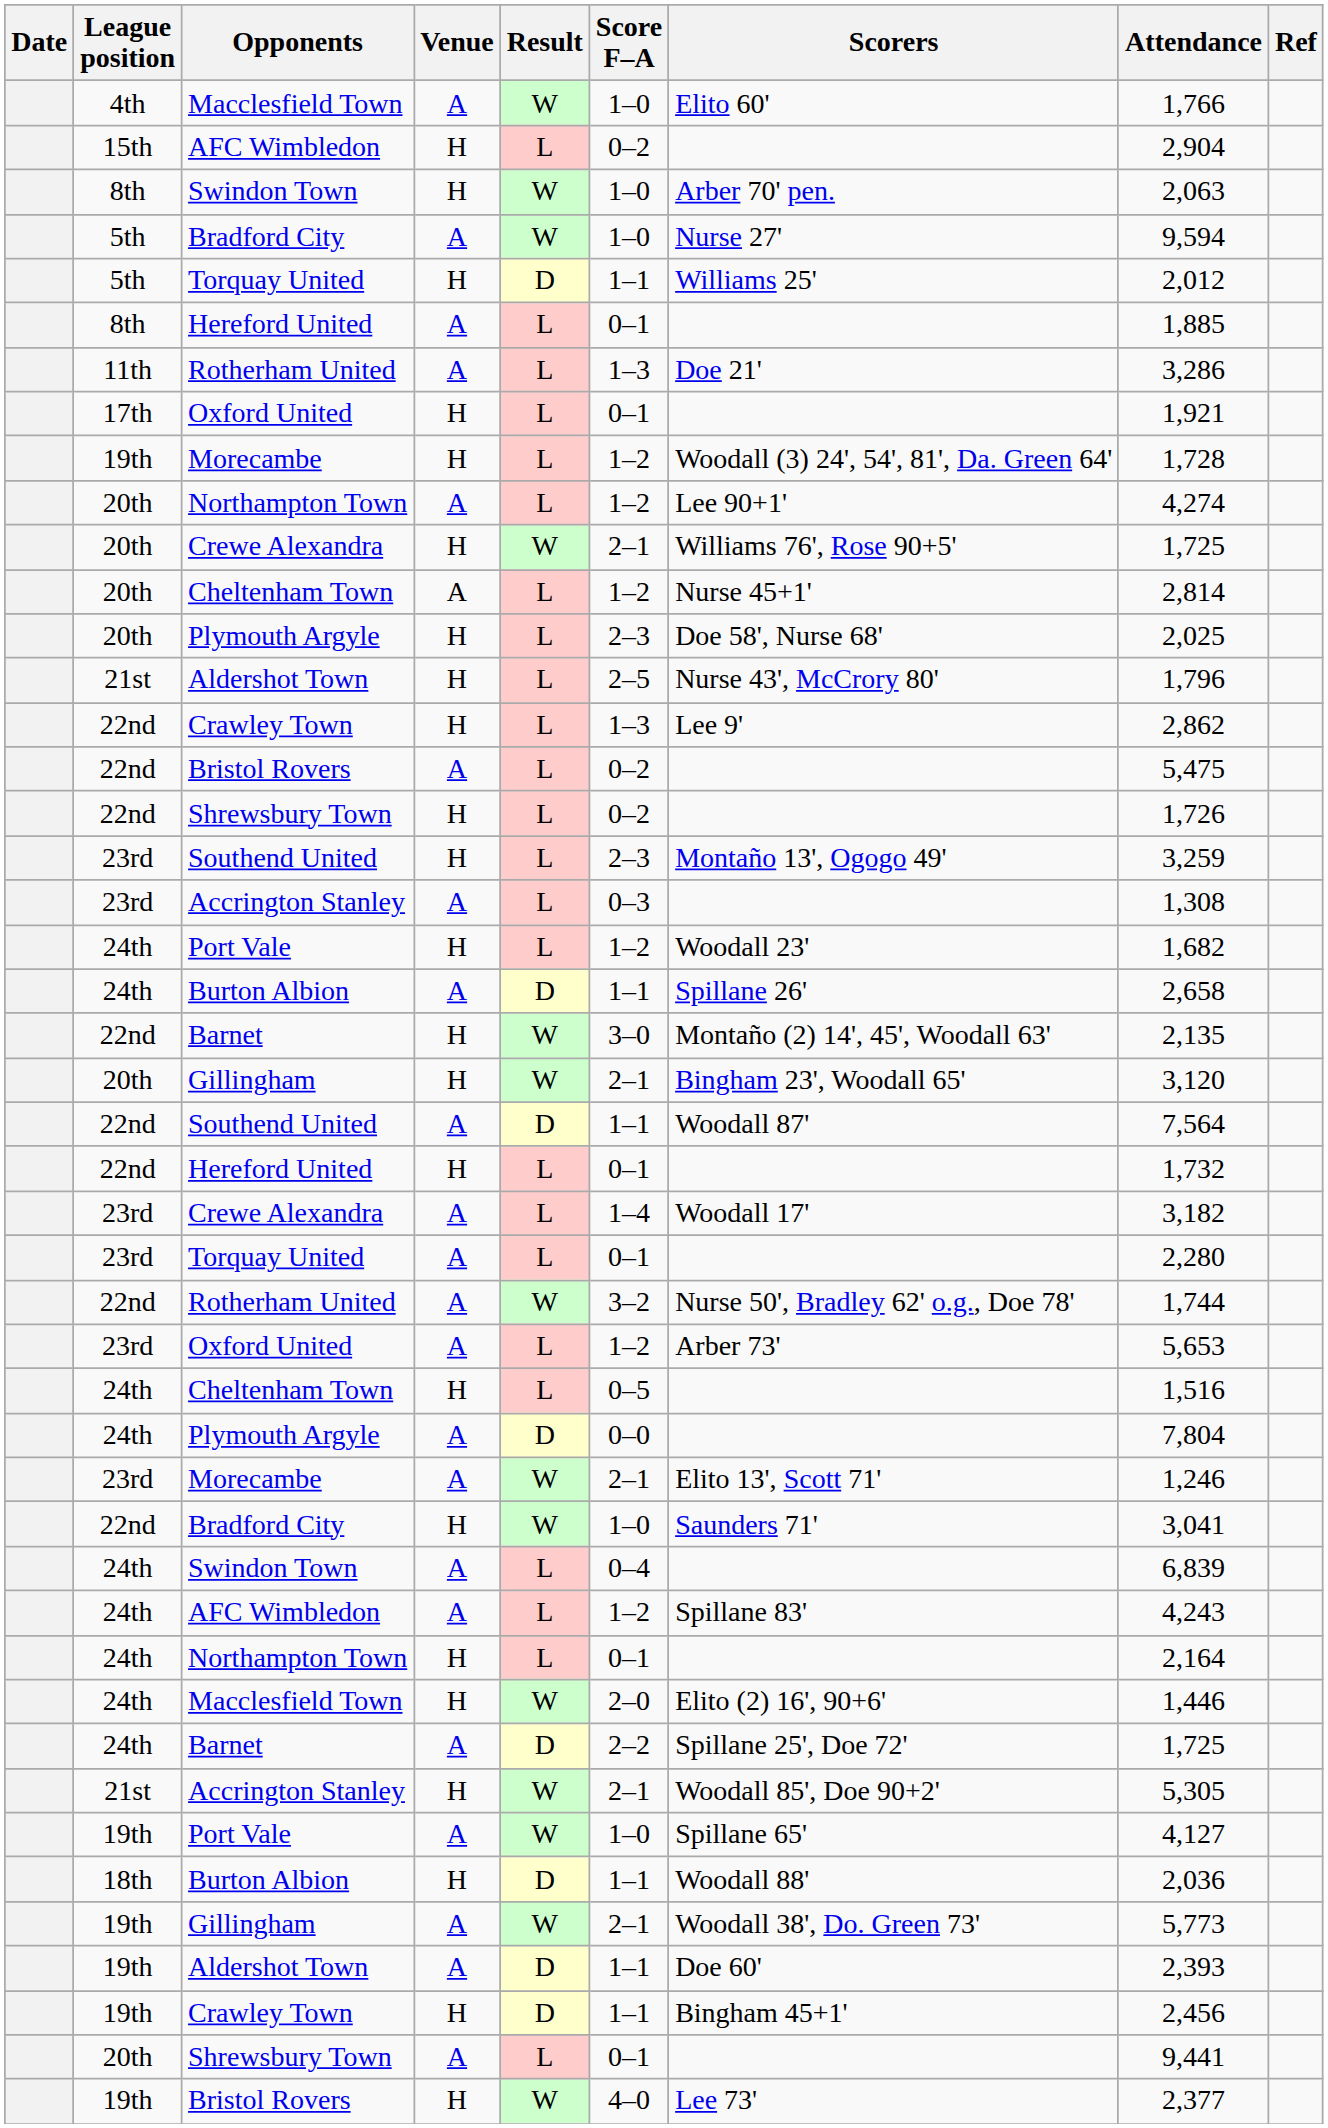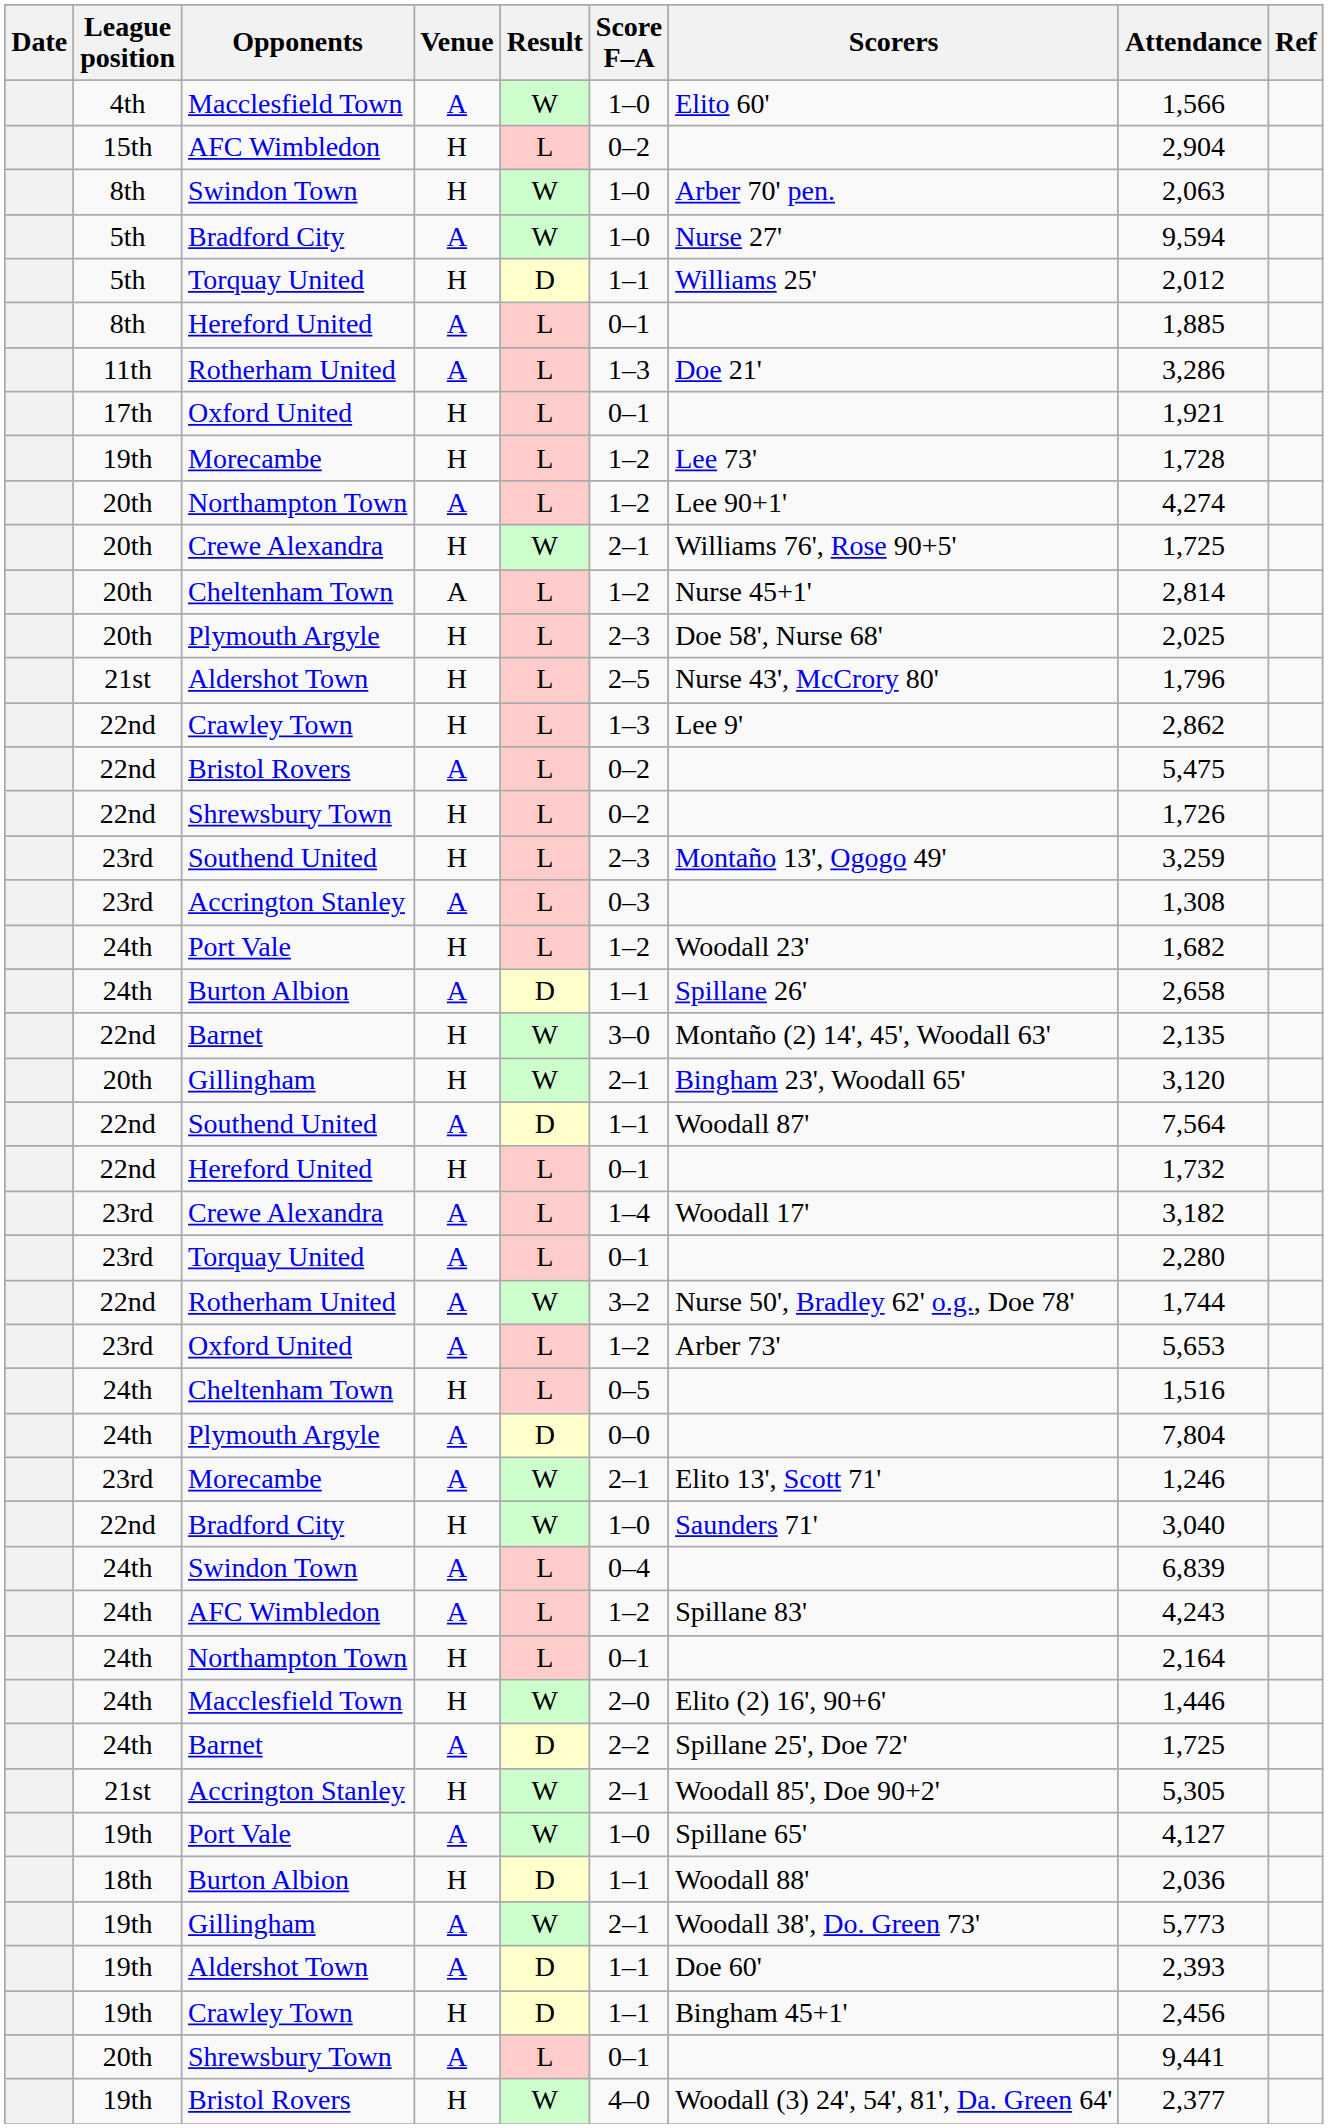(1194, 102) 1,766 -> (1194, 102) 1,566
(894, 457) Woodall (3) 24', 54', 81', Da. Green 64' -> (716, 457) Lee 73'
(1194, 1523) 3,041 -> (1194, 1523) 3,040
(716, 2100) Lee 73' -> (894, 2100) Woodall (3) 24', 54', 81', Da. Green 64'
